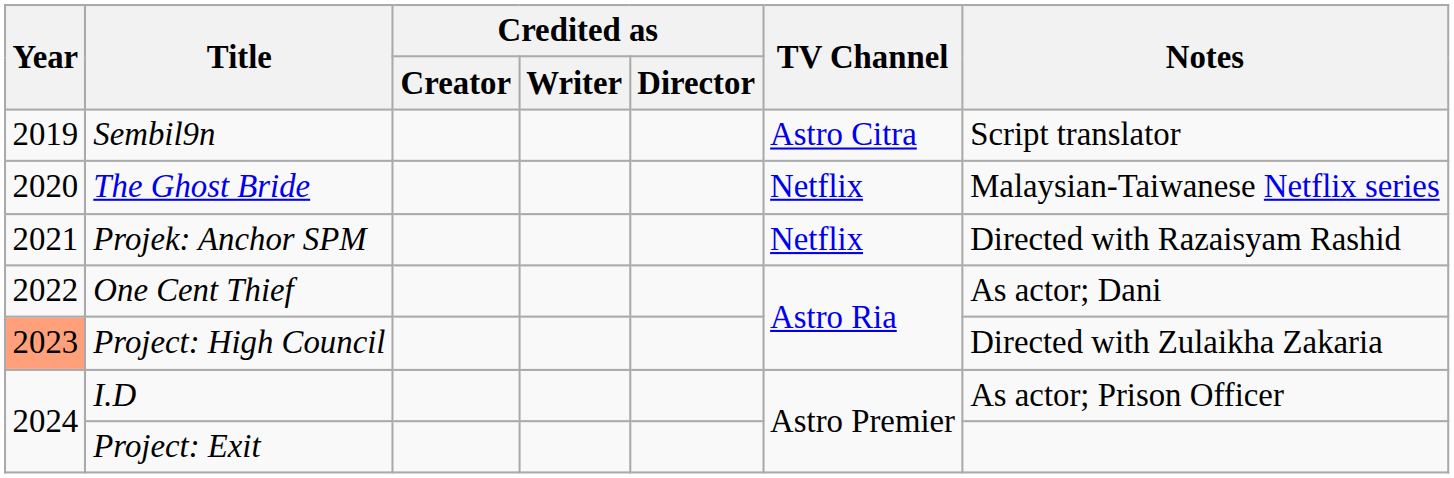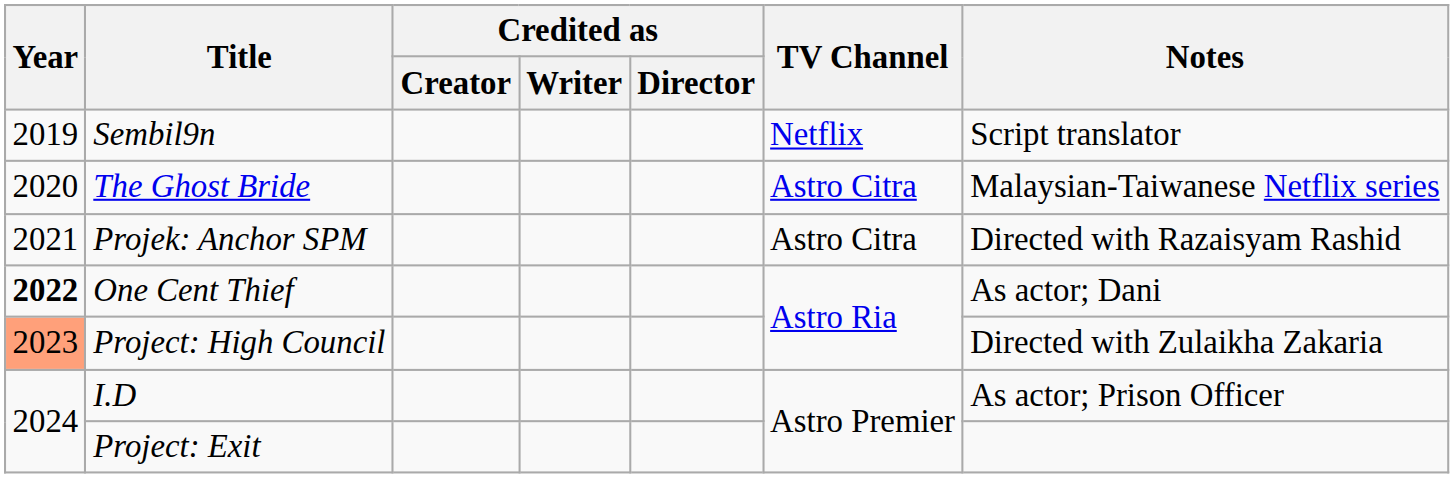(843, 134) Astro Citra -> (817, 134) Netflix
(817, 186) Netflix -> (843, 186) Astro Citra
(817, 238) Netflix -> (843, 238) Astro Citra
(45, 290) normal -> (45, 290) bold
